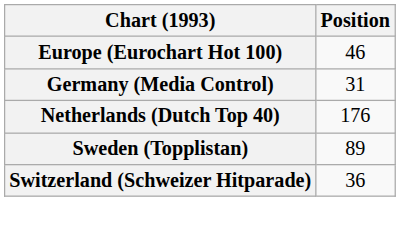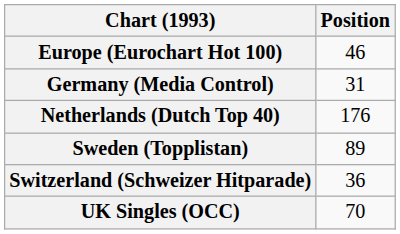+ row: (160, 212)
